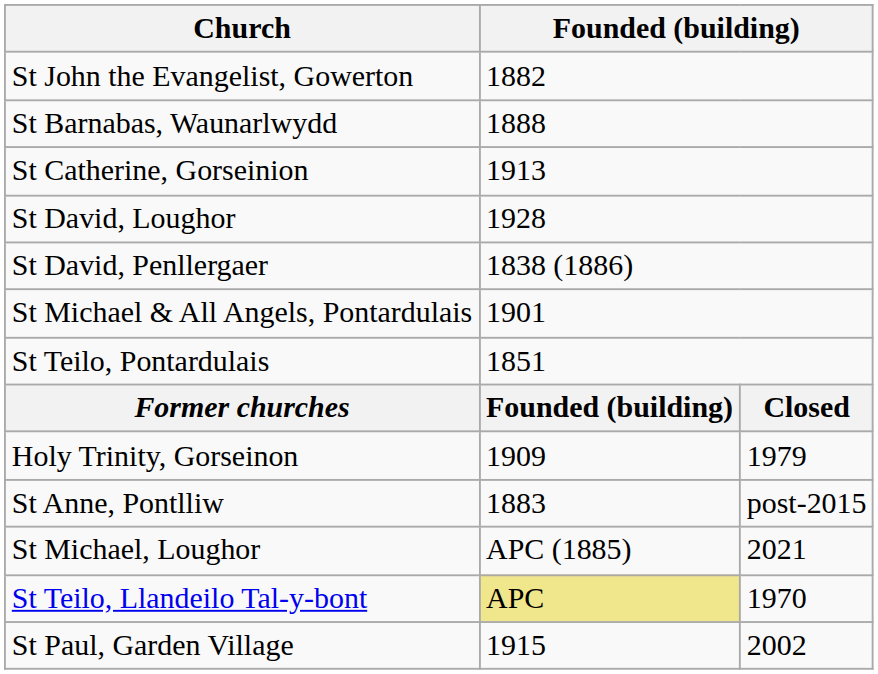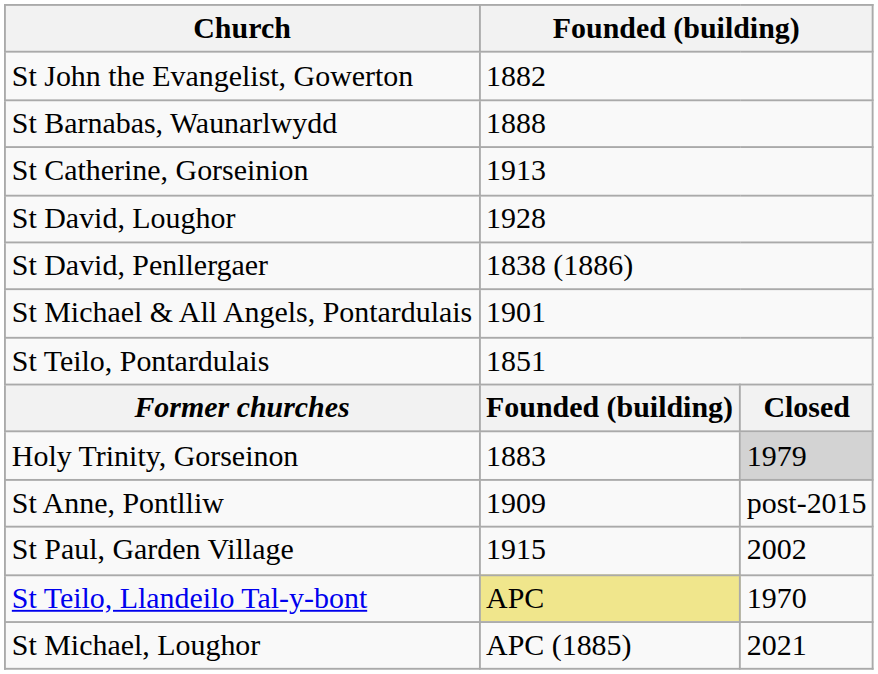(516, 455) 1909 -> (516, 455) 1883
(777, 455) no background -> (777, 455) lightgrey background
(516, 502) 1883 -> (516, 502) 1909
rows swapped: (136, 550) <-> (153, 645)
